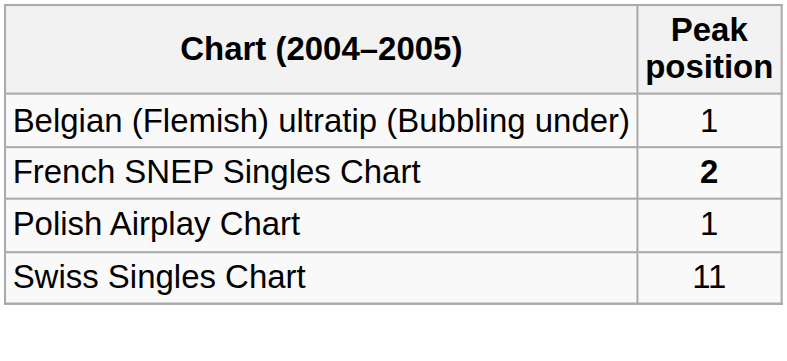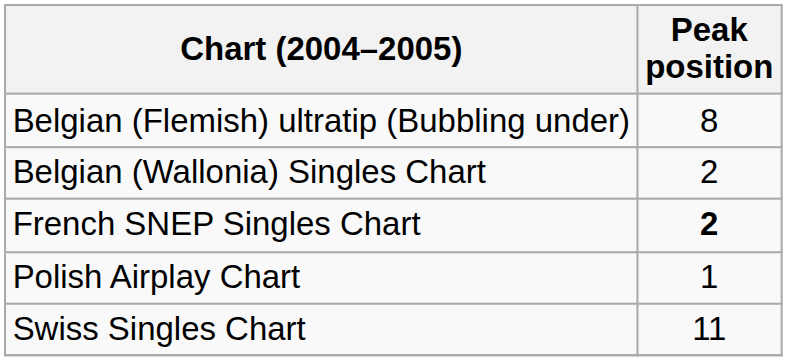(709, 119) 1 -> (709, 119) 8
+ row: (249, 172)
